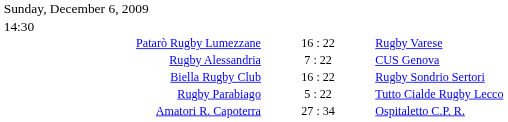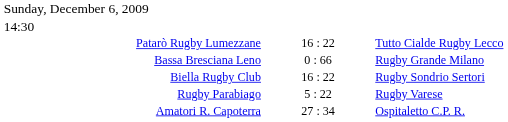(409, 43) Rugby Varese -> (439, 43) Tutto Cialde Rugby Lecco
- row: (215, 60)
+ row: (208, 60)
(439, 94) Tutto Cialde Rugby Lecco -> (409, 94) Rugby Varese
